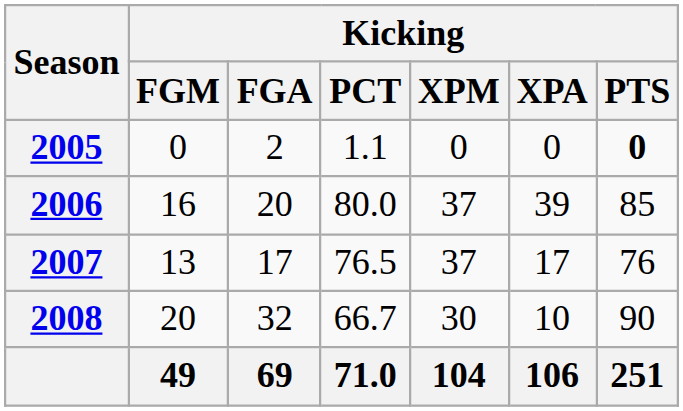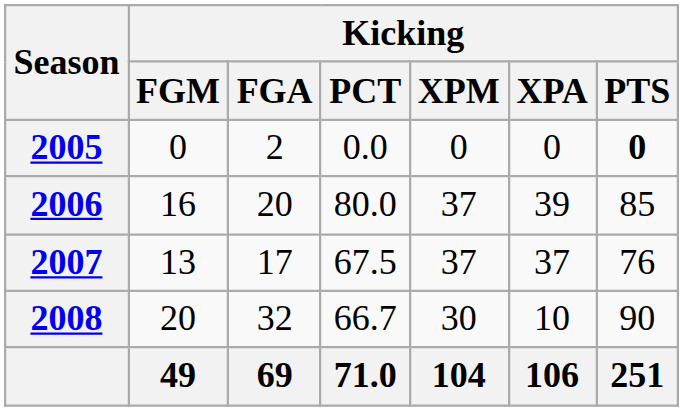(365, 147) 1.1 -> (365, 147) 0.0
(365, 261) 76.5 -> (365, 261) 67.5
(552, 261) 17 -> (552, 261) 37
